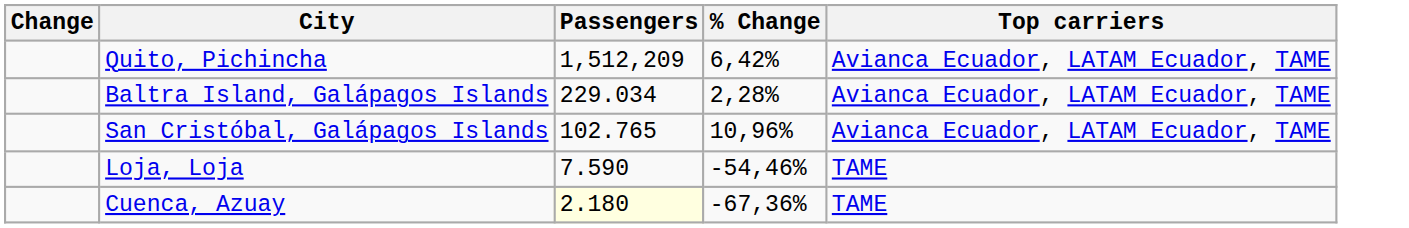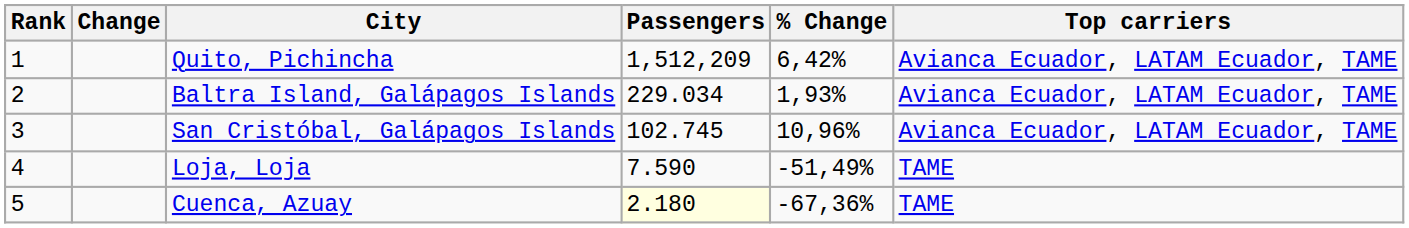+ column: (38, 23)
(744, 96) 2,28% -> (811, 96) 1,93%
(608, 132) 102.765 -> (675, 132) 102.745
(758, 169) -54,46% -> (825, 169) -51,49%
